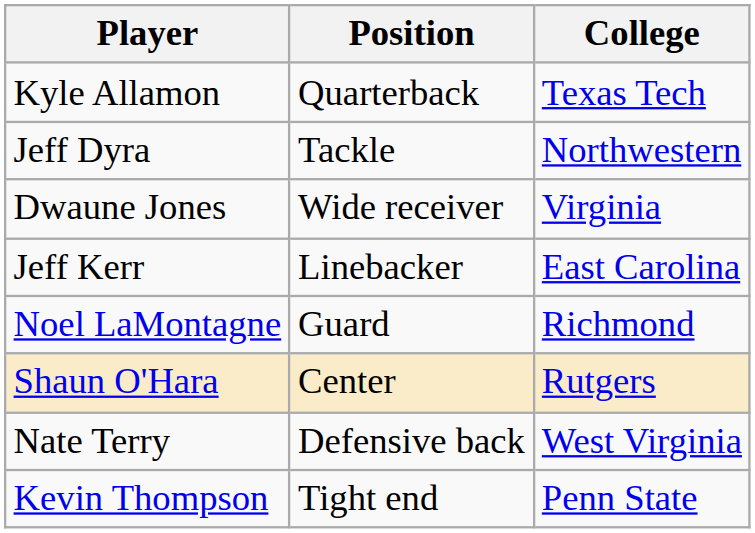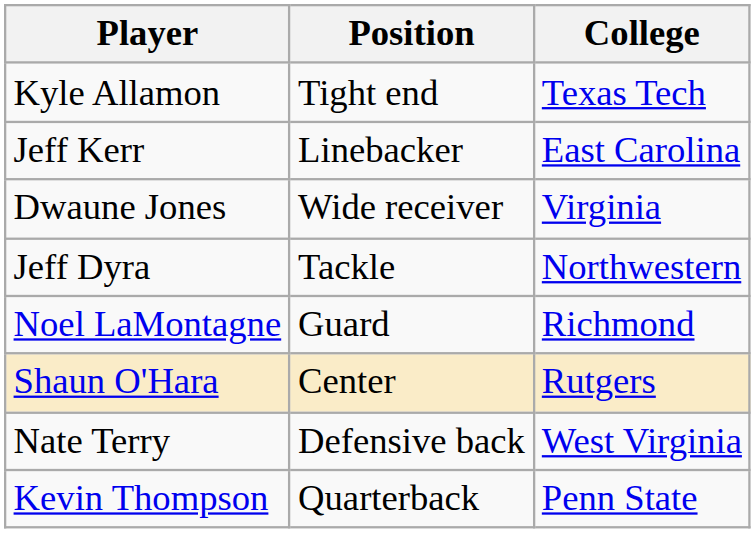(389, 91) Quarterback -> (368, 91) Tight end
rows swapped: (82, 149) <-> (79, 265)
(368, 498) Tight end -> (389, 498) Quarterback
